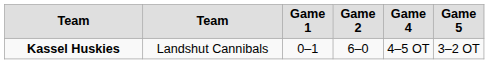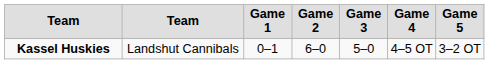+ column: (364, 21)
